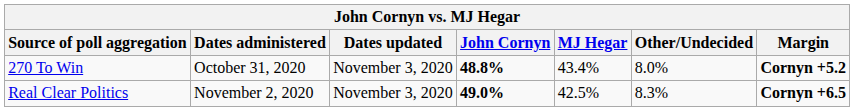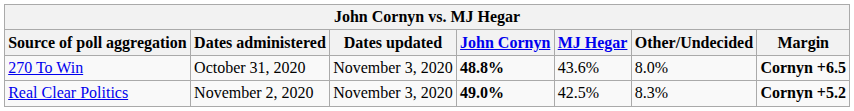(578, 67) 43.4% -> (578, 67) 43.6%
(803, 67) Cornyn +5.2 -> (803, 67) Cornyn +6.5
(803, 93) Cornyn +6.5 -> (803, 93) Cornyn +5.2
